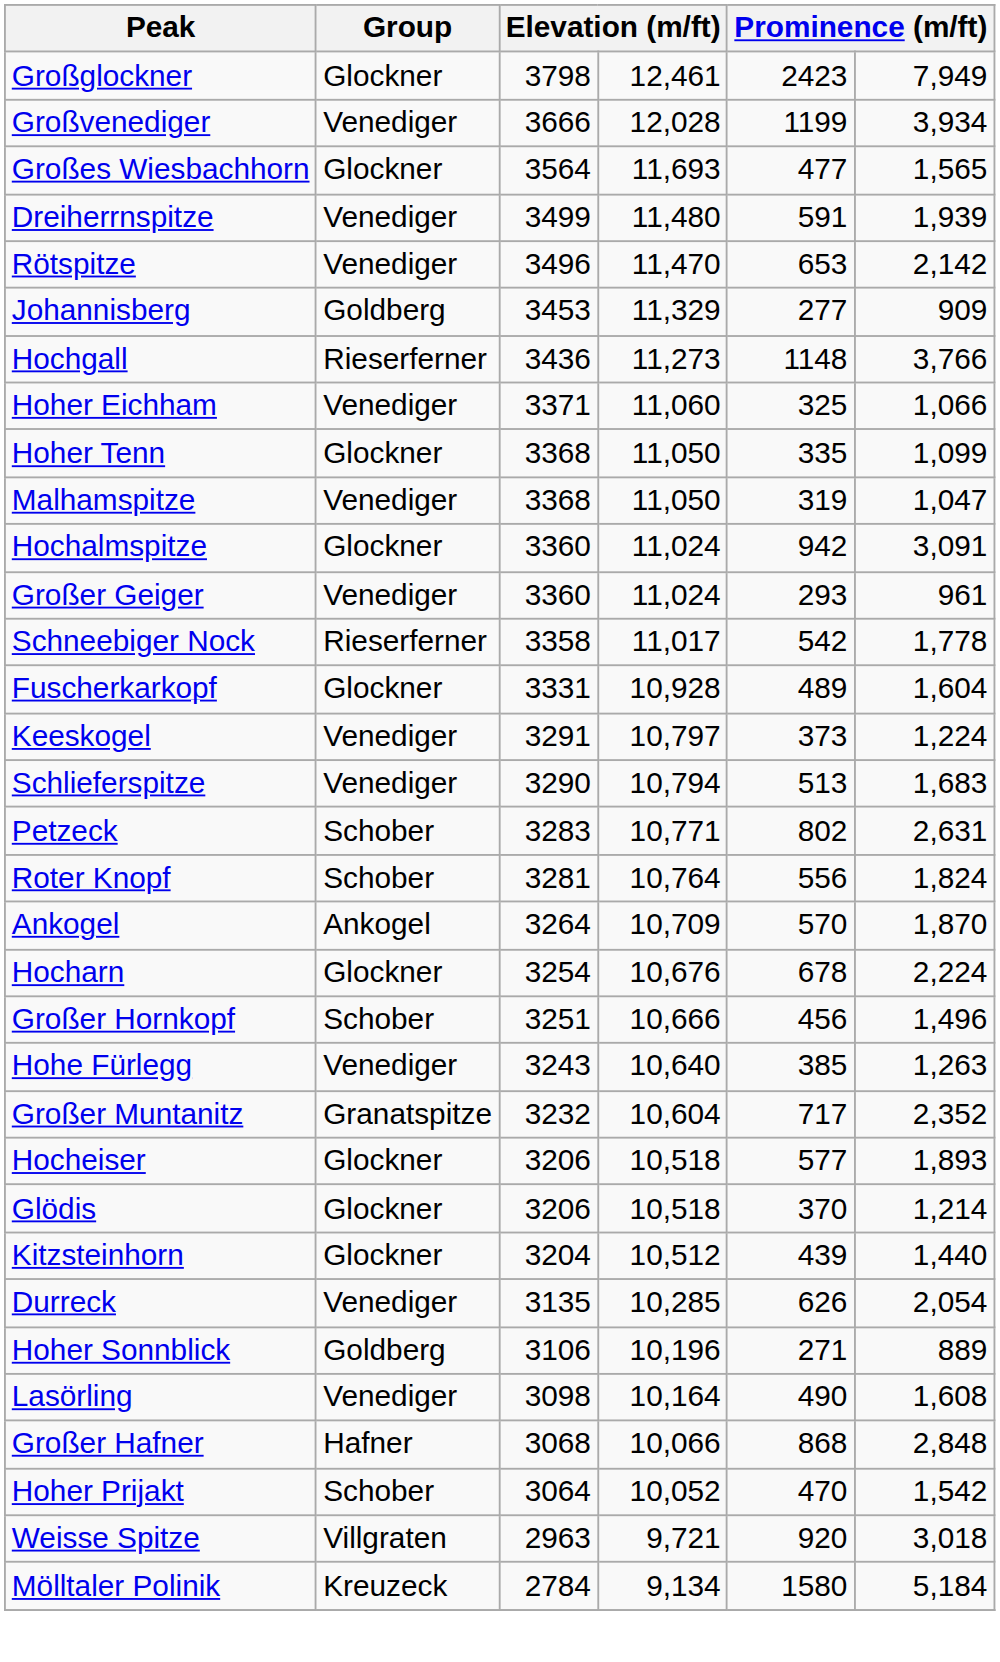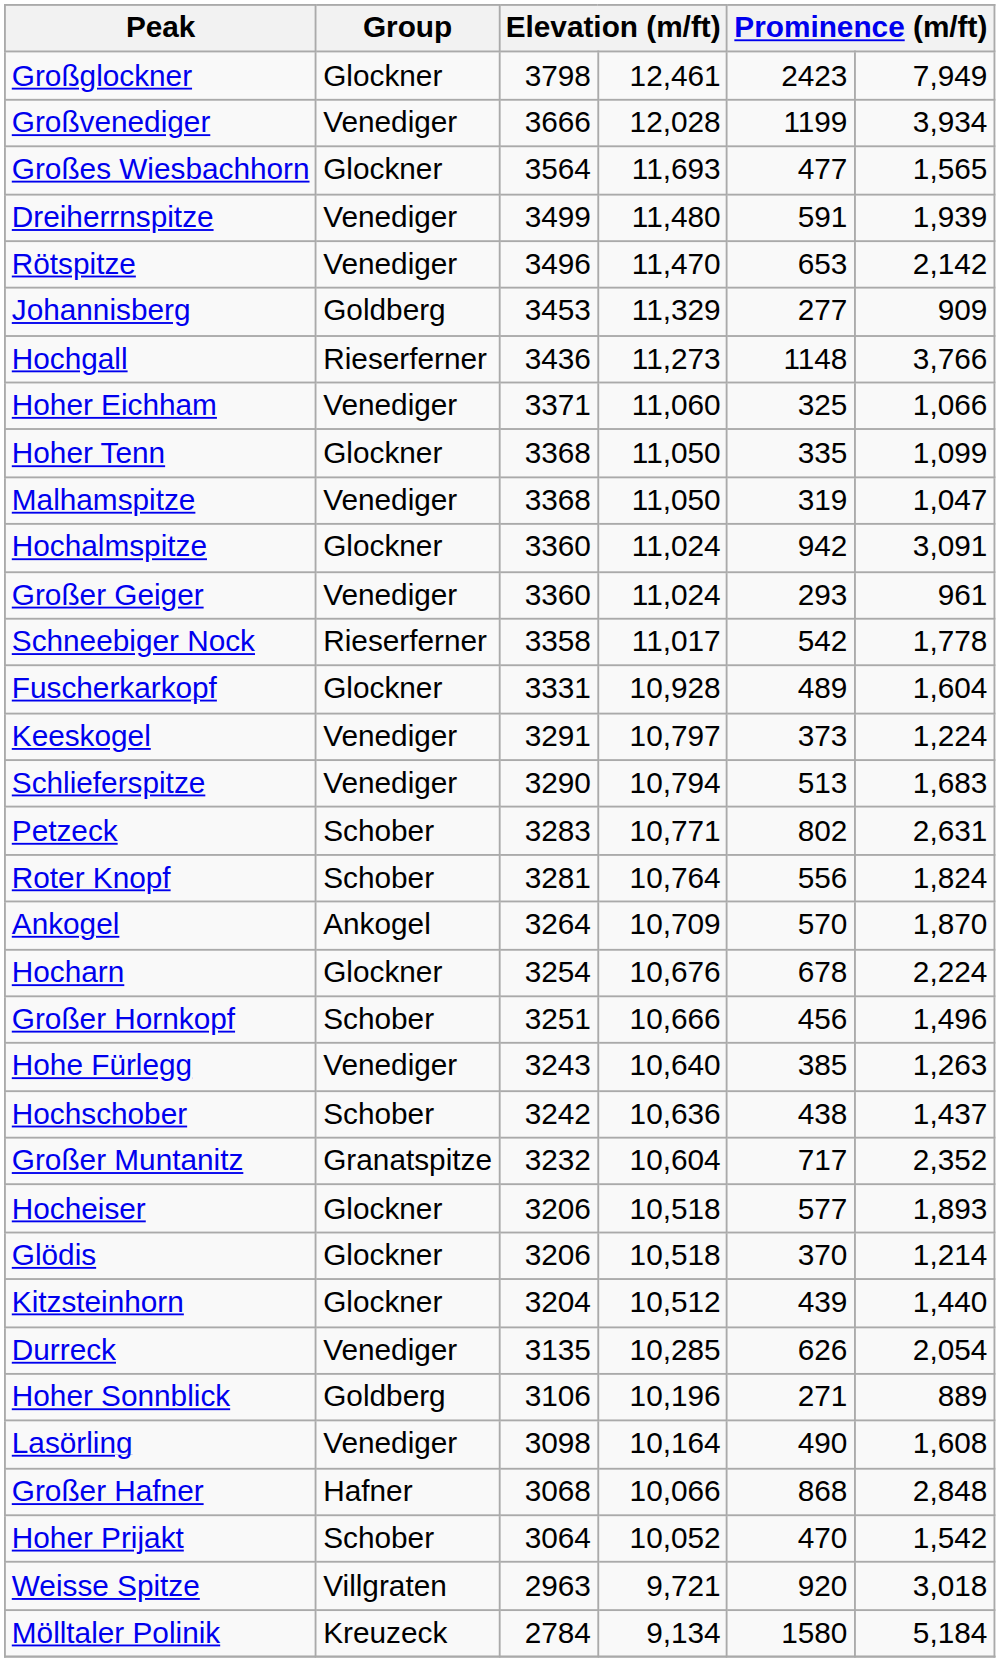+ row: (99, 1113)
